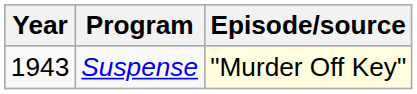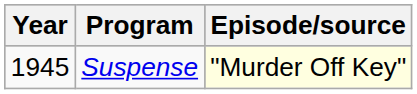(40, 66) 1943 -> (40, 66) 1945
